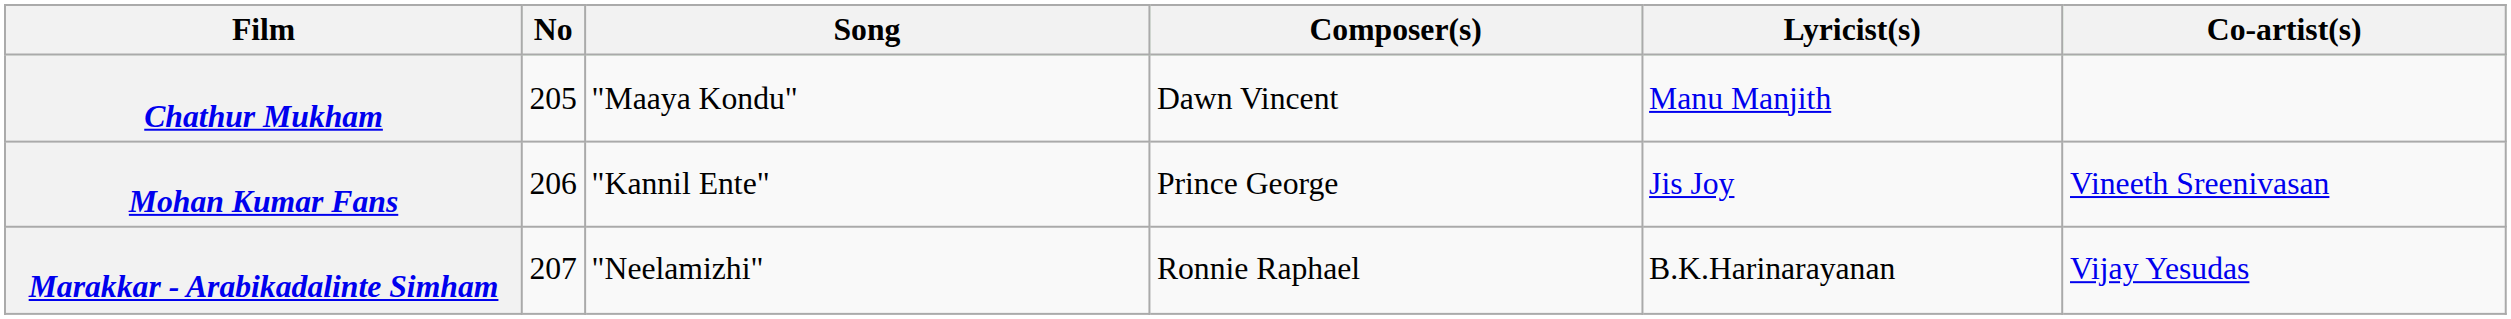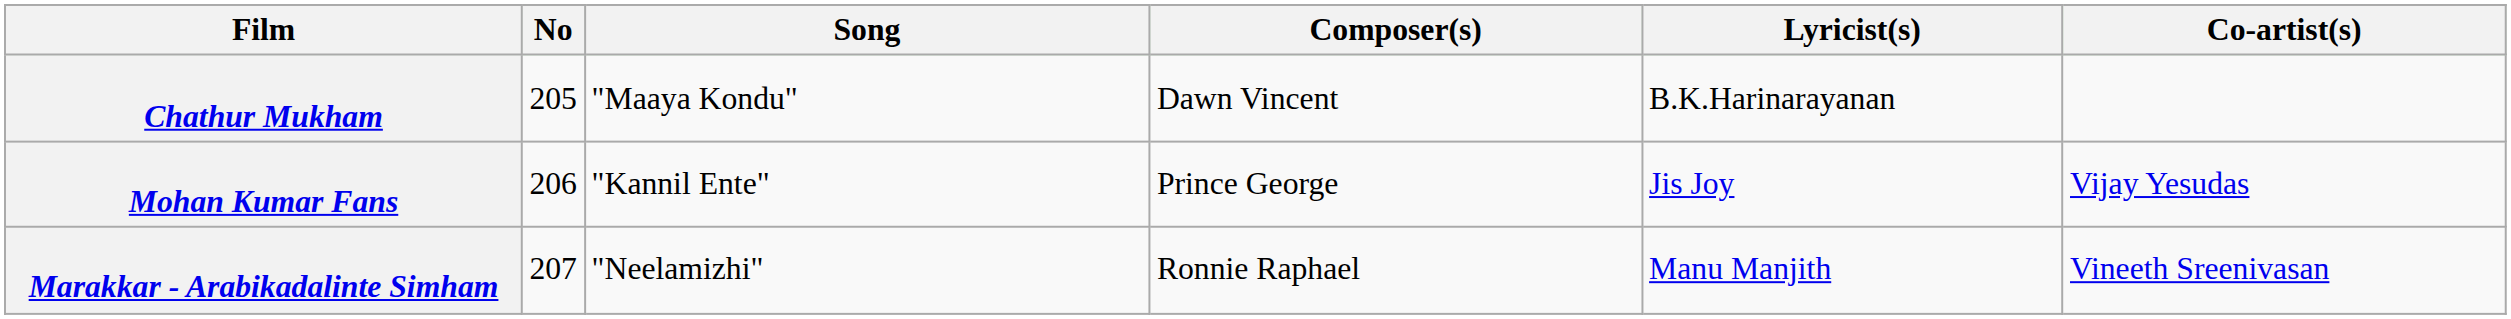(1740, 97) Manu Manjith -> (1772, 97) B.K.Harinarayanan
(2200, 183) Vineeth Sreenivasan -> (2160, 183) Vijay Yesudas
(1772, 269) B.K.Harinarayanan -> (1740, 269) Manu Manjith
(2160, 269) Vijay Yesudas -> (2200, 269) Vineeth Sreenivasan
